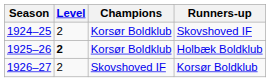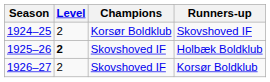(131, 49) Korsør Boldklub -> (128, 49) Skovshoved IF
